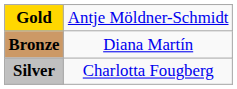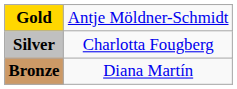rows swapped: (34, 71) <-> (34, 44)
